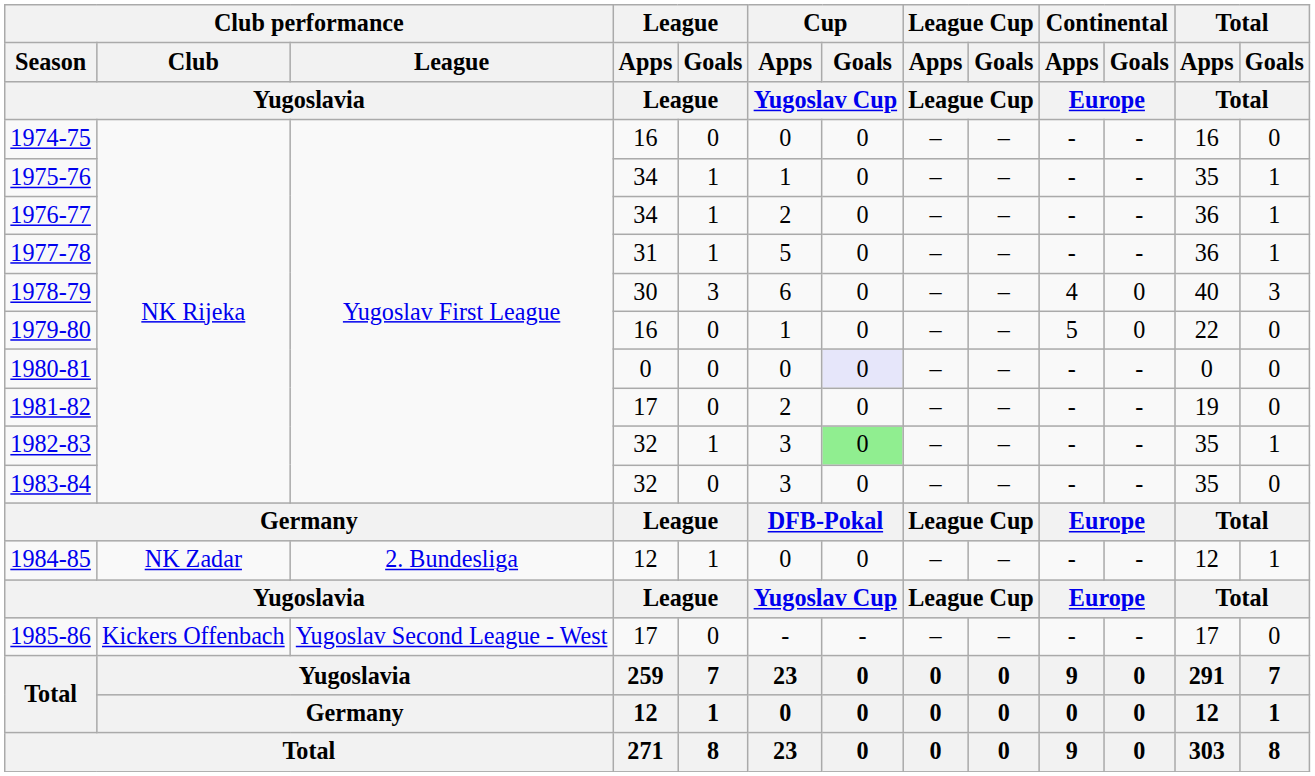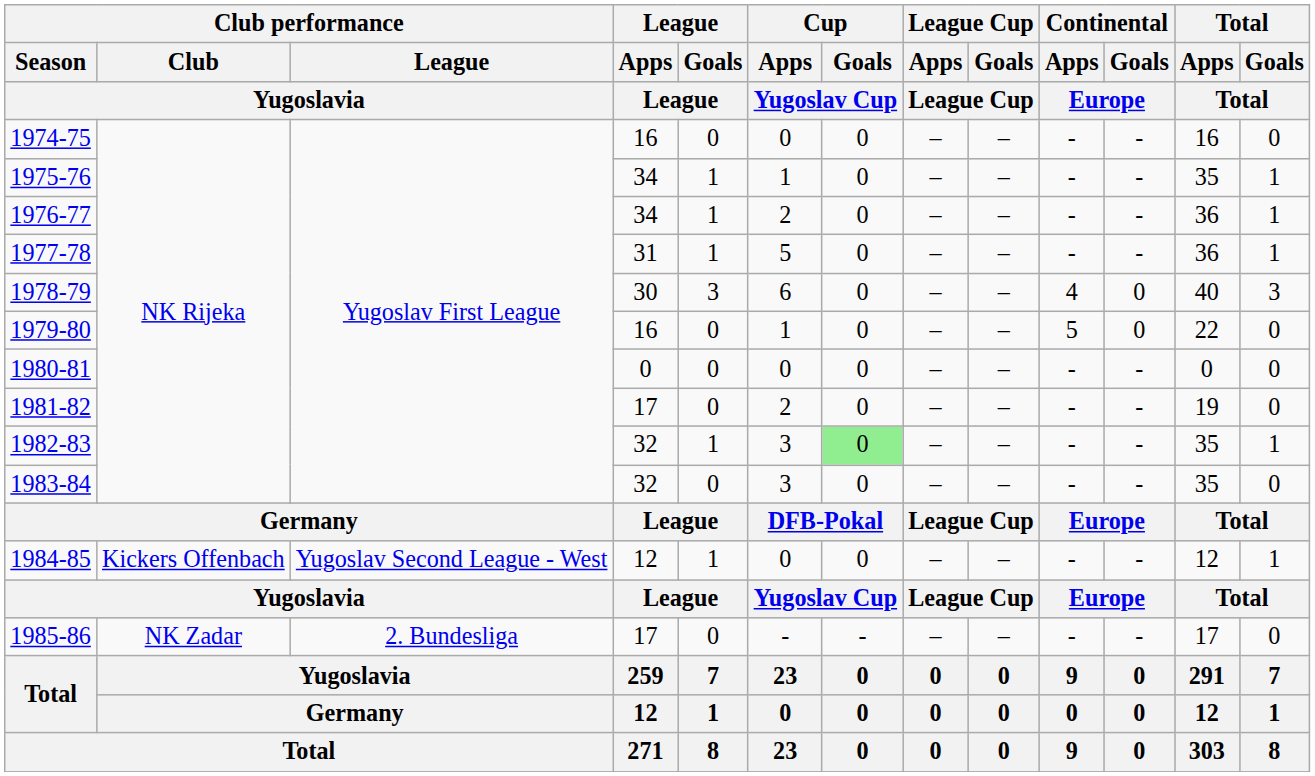(862, 368) lavender background -> (862, 368) no background
(193, 560) NK Zadar -> (193, 560) Kickers Offenbach
(452, 560) 2. Bundesliga -> (452, 560) Yugoslav Second League - West
(193, 636) Kickers Offenbach -> (193, 636) NK Zadar
(452, 636) Yugoslav Second League - West -> (452, 636) 2. Bundesliga
